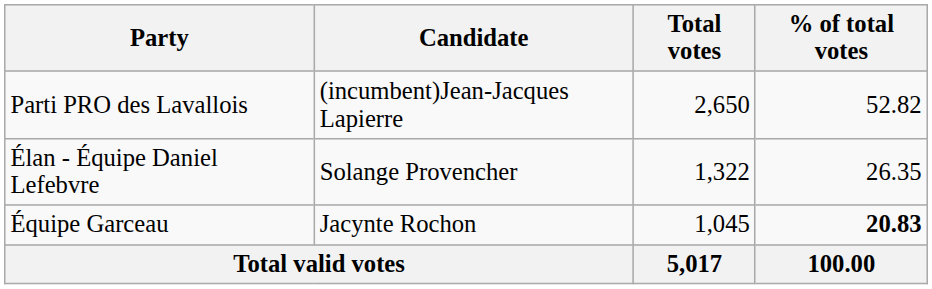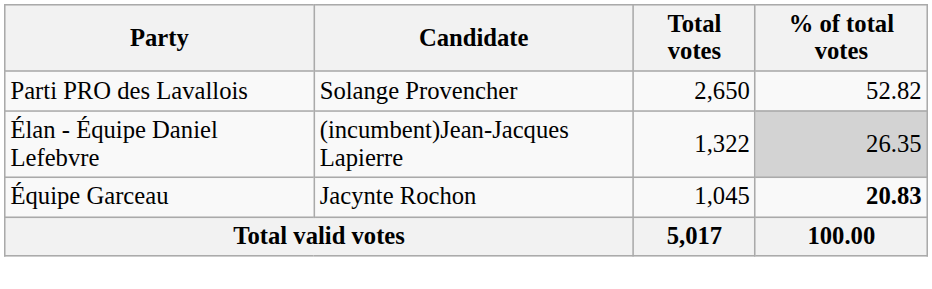(444, 104) (incumbent)Jean-Jacques Lapierre -> (419, 90) Solange Provencher
(419, 171) Solange Provencher -> (444, 143) (incumbent)Jean-Jacques Lapierre
(894, 171) no background -> (894, 143) lightgrey background
